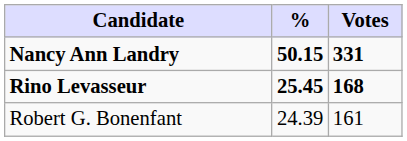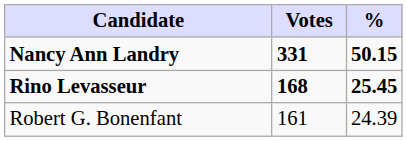columns swapped: (365, 20) <-> (300, 20)
